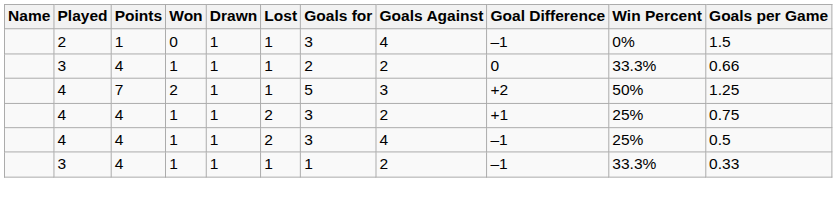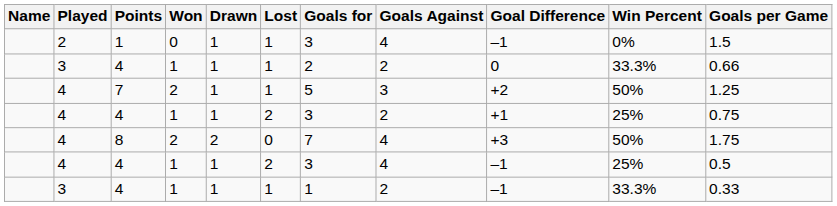+ row: (62, 139)
